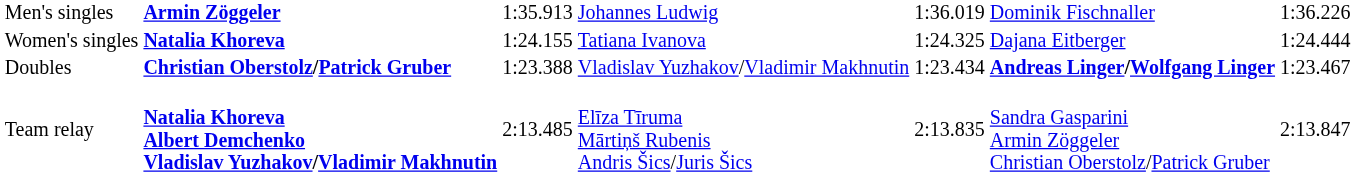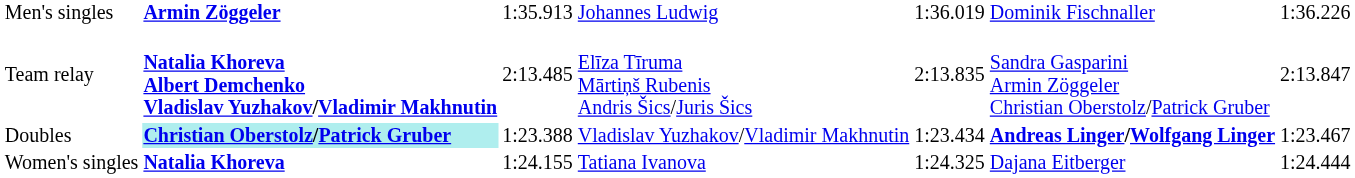rows swapped: (72, 40) <-> (49, 129)
(297, 67) no background -> (297, 135) paleturquoise background
